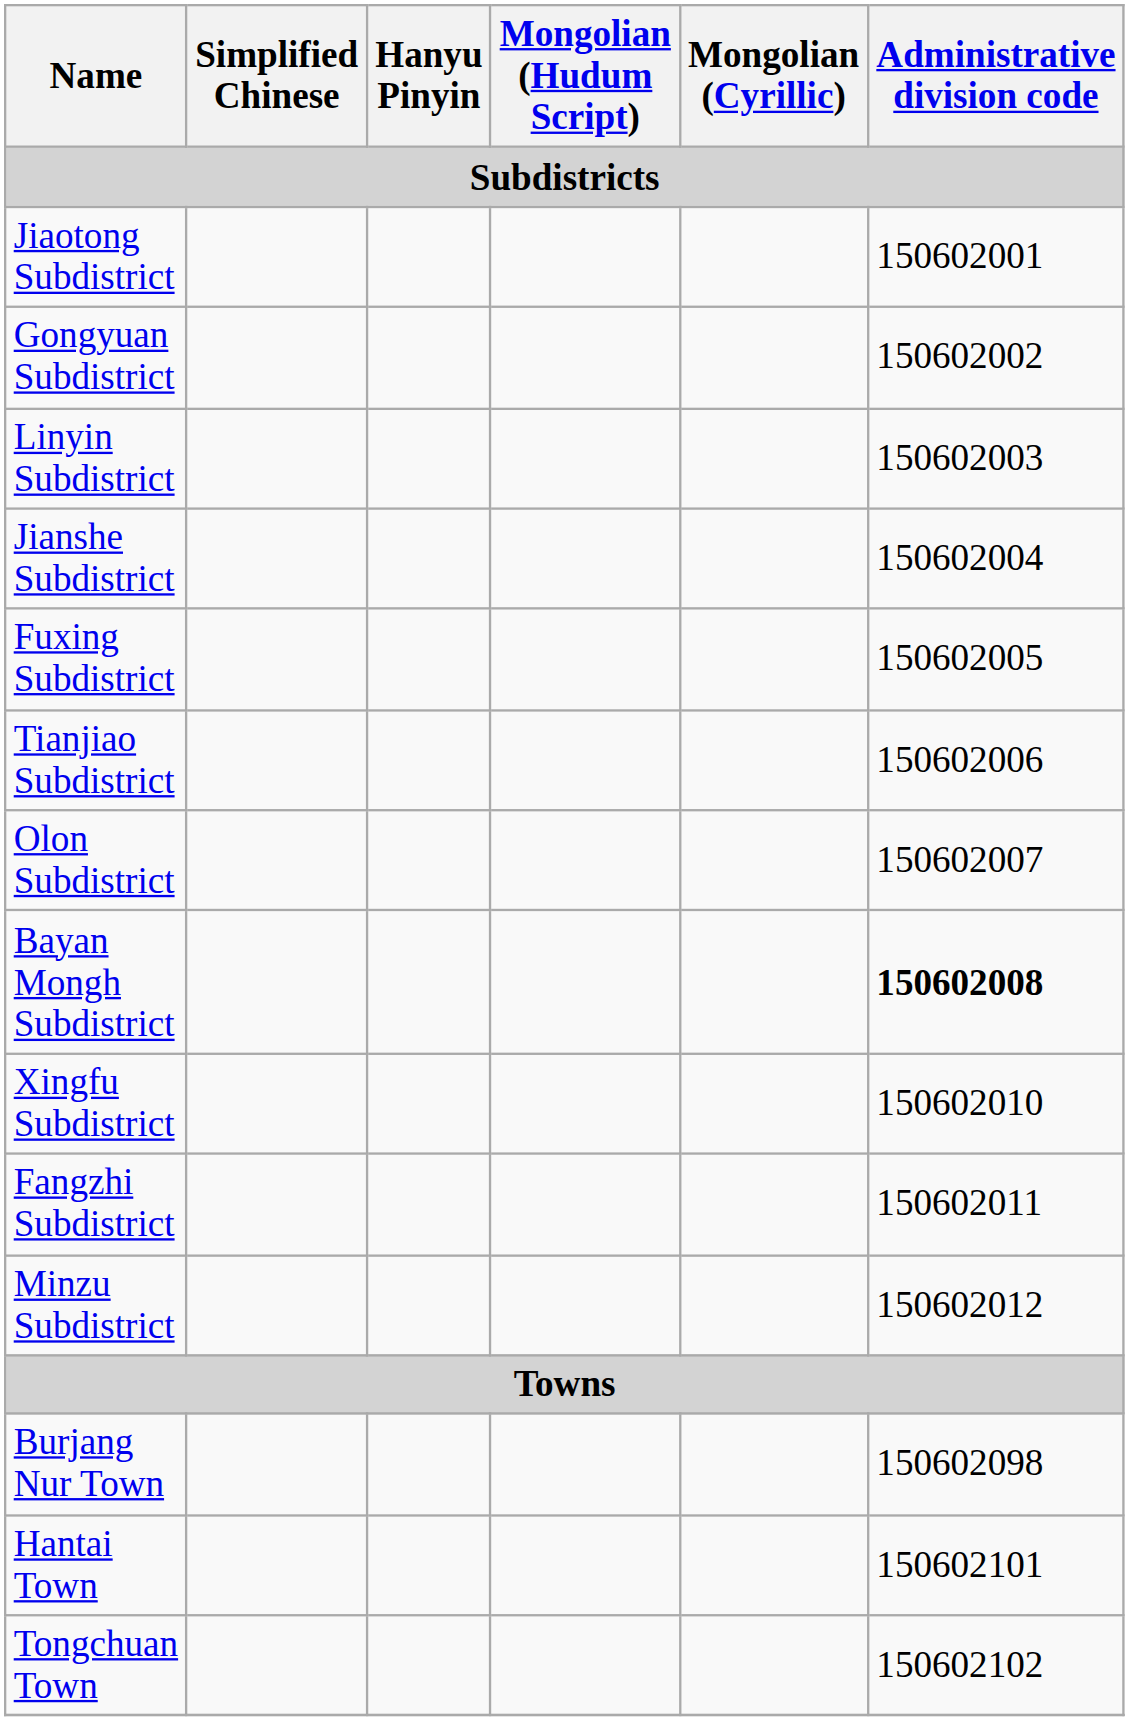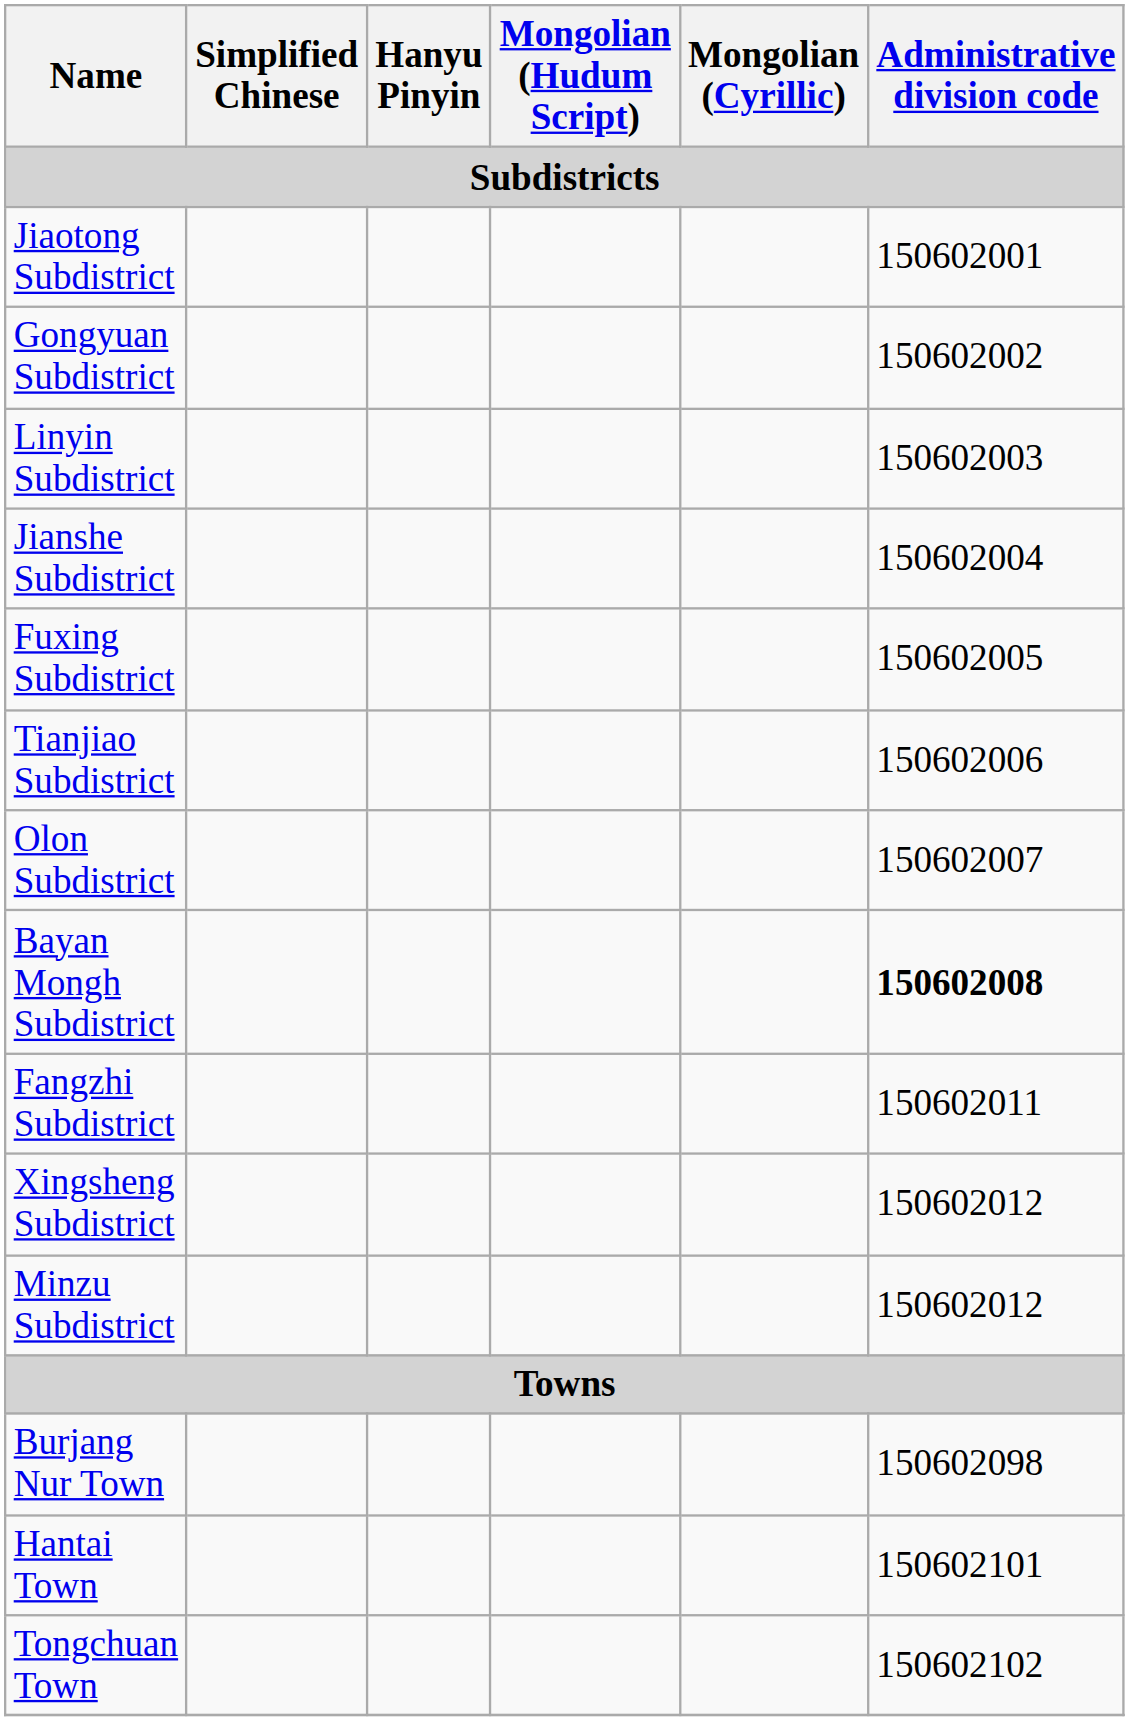- row: (94, 1102)
+ row: (94, 1203)
